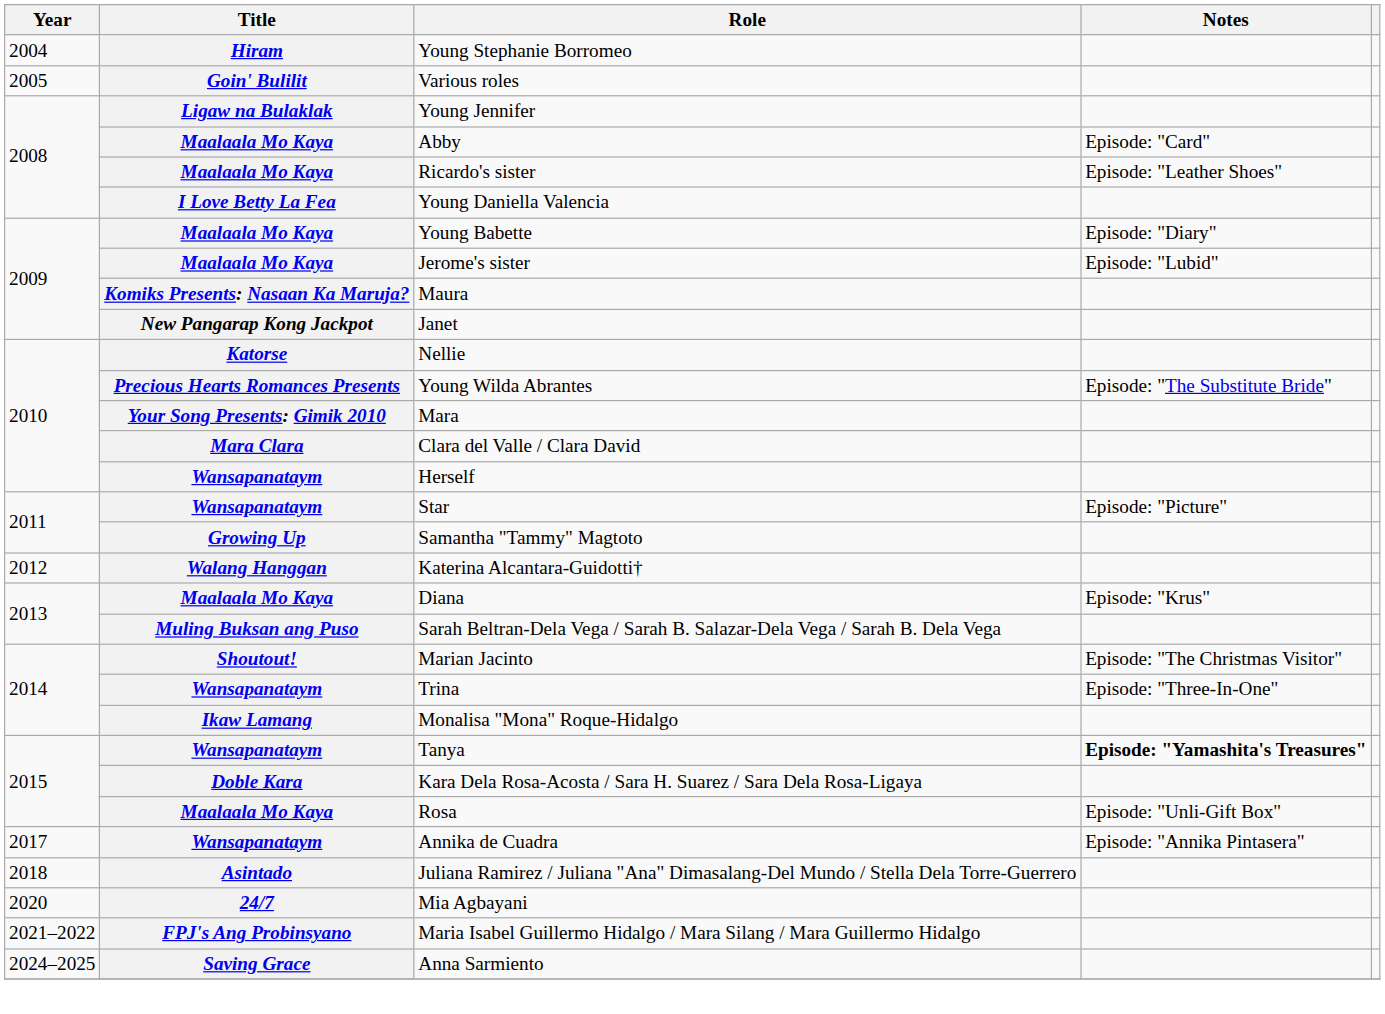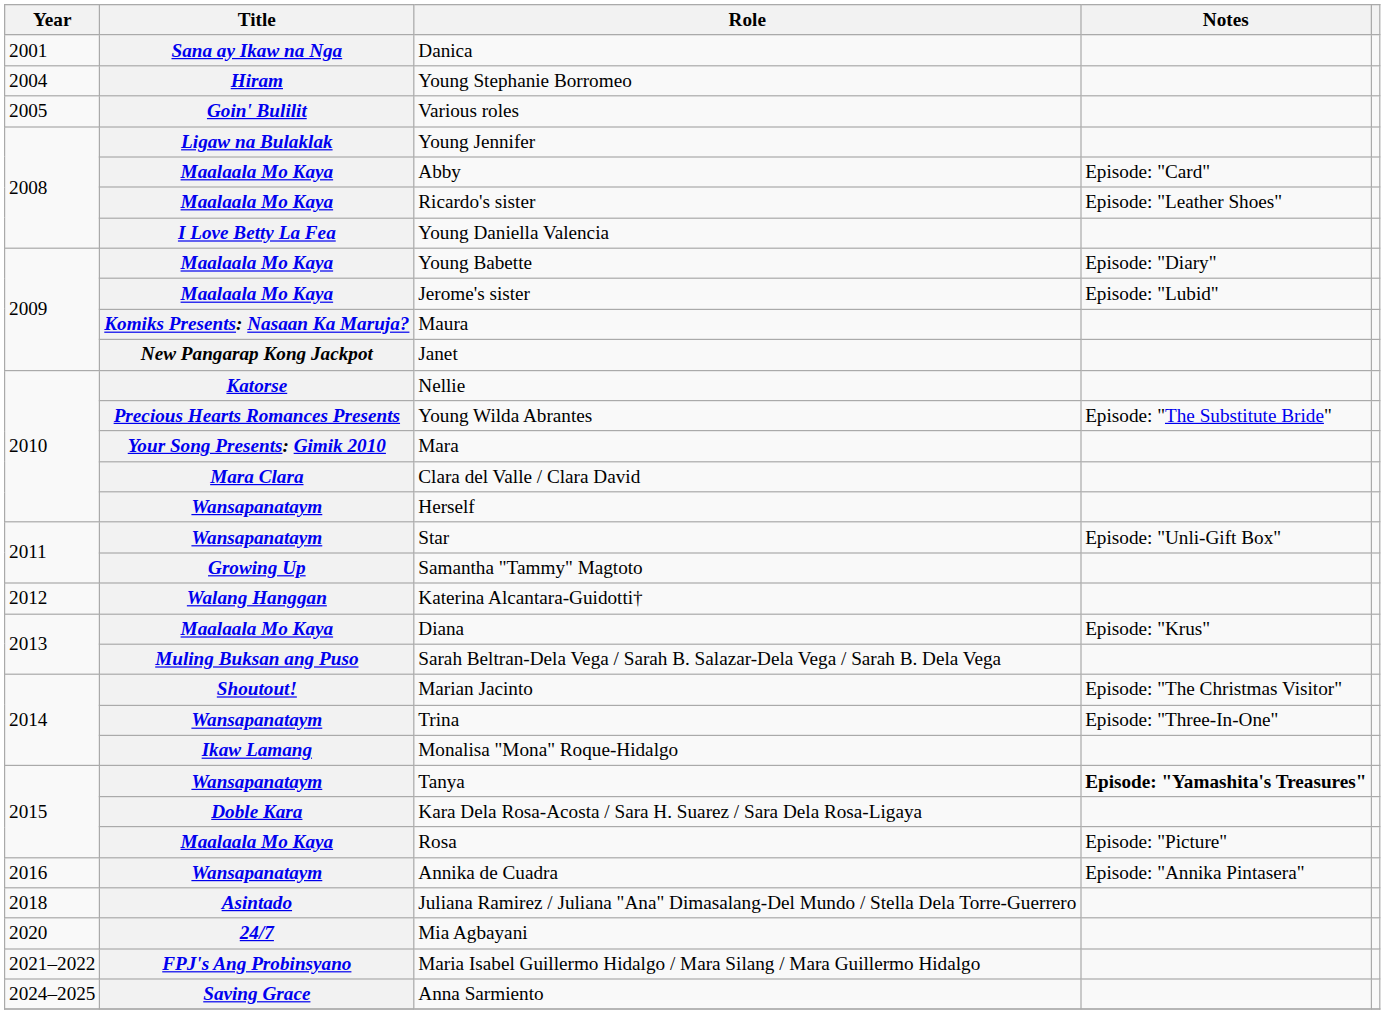+ row: (445, 50)
(1156, 506) Episode: "Picture" -> (1183, 537) Episode: "Unli-Gift Box"
(1183, 811) Episode: "Unli-Gift Box" -> (1156, 841) Episode: "Picture"
(28, 841) 2017 -> (28, 872) 2016
